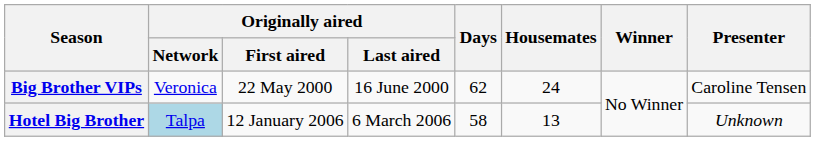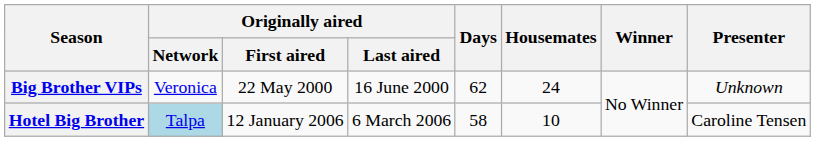(749, 87) Caroline Tensen -> (749, 87) Unknown
(551, 120) 13 -> (551, 120) 10
(749, 120) Unknown -> (749, 120) Caroline Tensen
